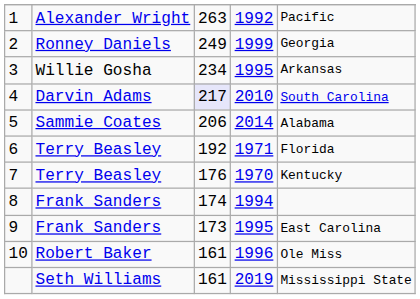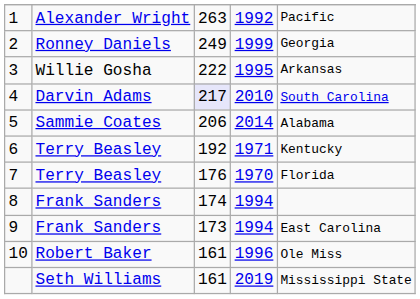(212, 70) 234 -> (212, 70) 222
(307, 149) Florida -> (311, 149) Kentucky
(311, 175) Kentucky -> (307, 175) Florida
(254, 228) 1995 -> (254, 228) 1994
